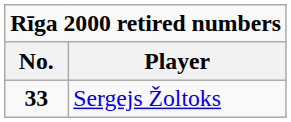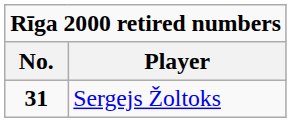(36, 98) 33 -> (36, 98) 31
